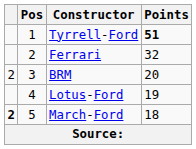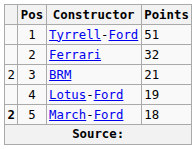(152, 35) bold -> (152, 35) normal
(152, 75) 20 -> (152, 75) 21
